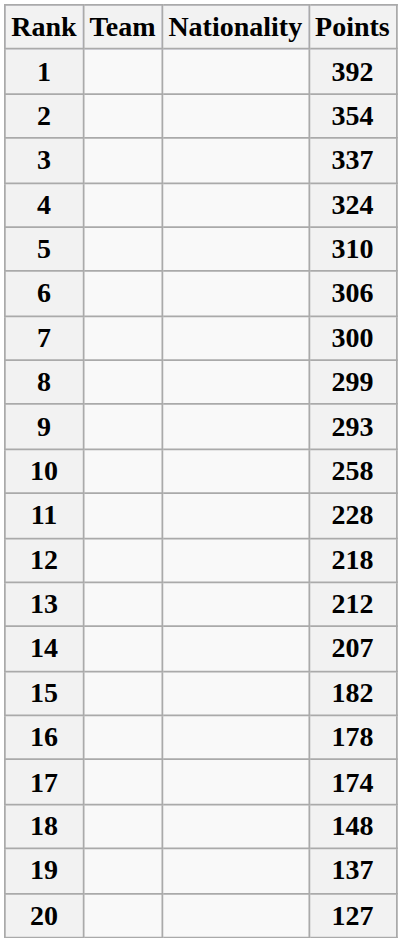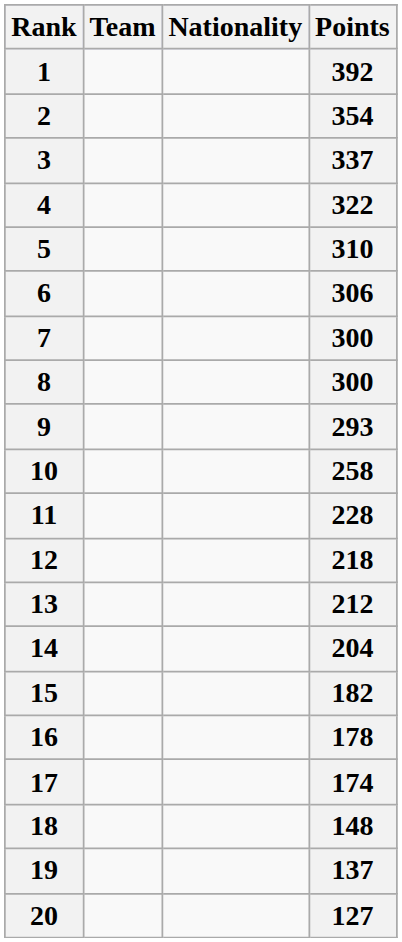(352, 204) 324 -> (352, 204) 322
(352, 381) 299 -> (352, 381) 300
(352, 648) 207 -> (352, 648) 204
